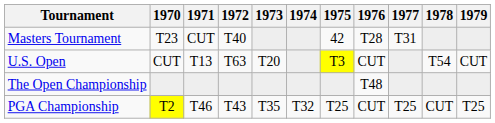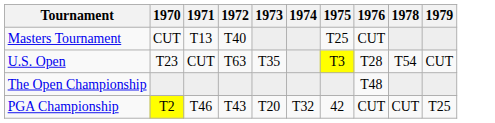- column: (405, 16)
(167, 38) T23 -> (167, 38) CUT
(201, 38) CUT -> (201, 38) T13
(337, 38) 42 -> (337, 38) T25
(371, 38) T28 -> (371, 38) CUT
(167, 61) CUT -> (167, 61) T23
(201, 61) T13 -> (201, 61) CUT
(269, 61) T20 -> (269, 61) T35
(371, 61) CUT -> (371, 61) T28
(269, 107) T35 -> (269, 107) T20
(337, 107) T25 -> (337, 107) 42
